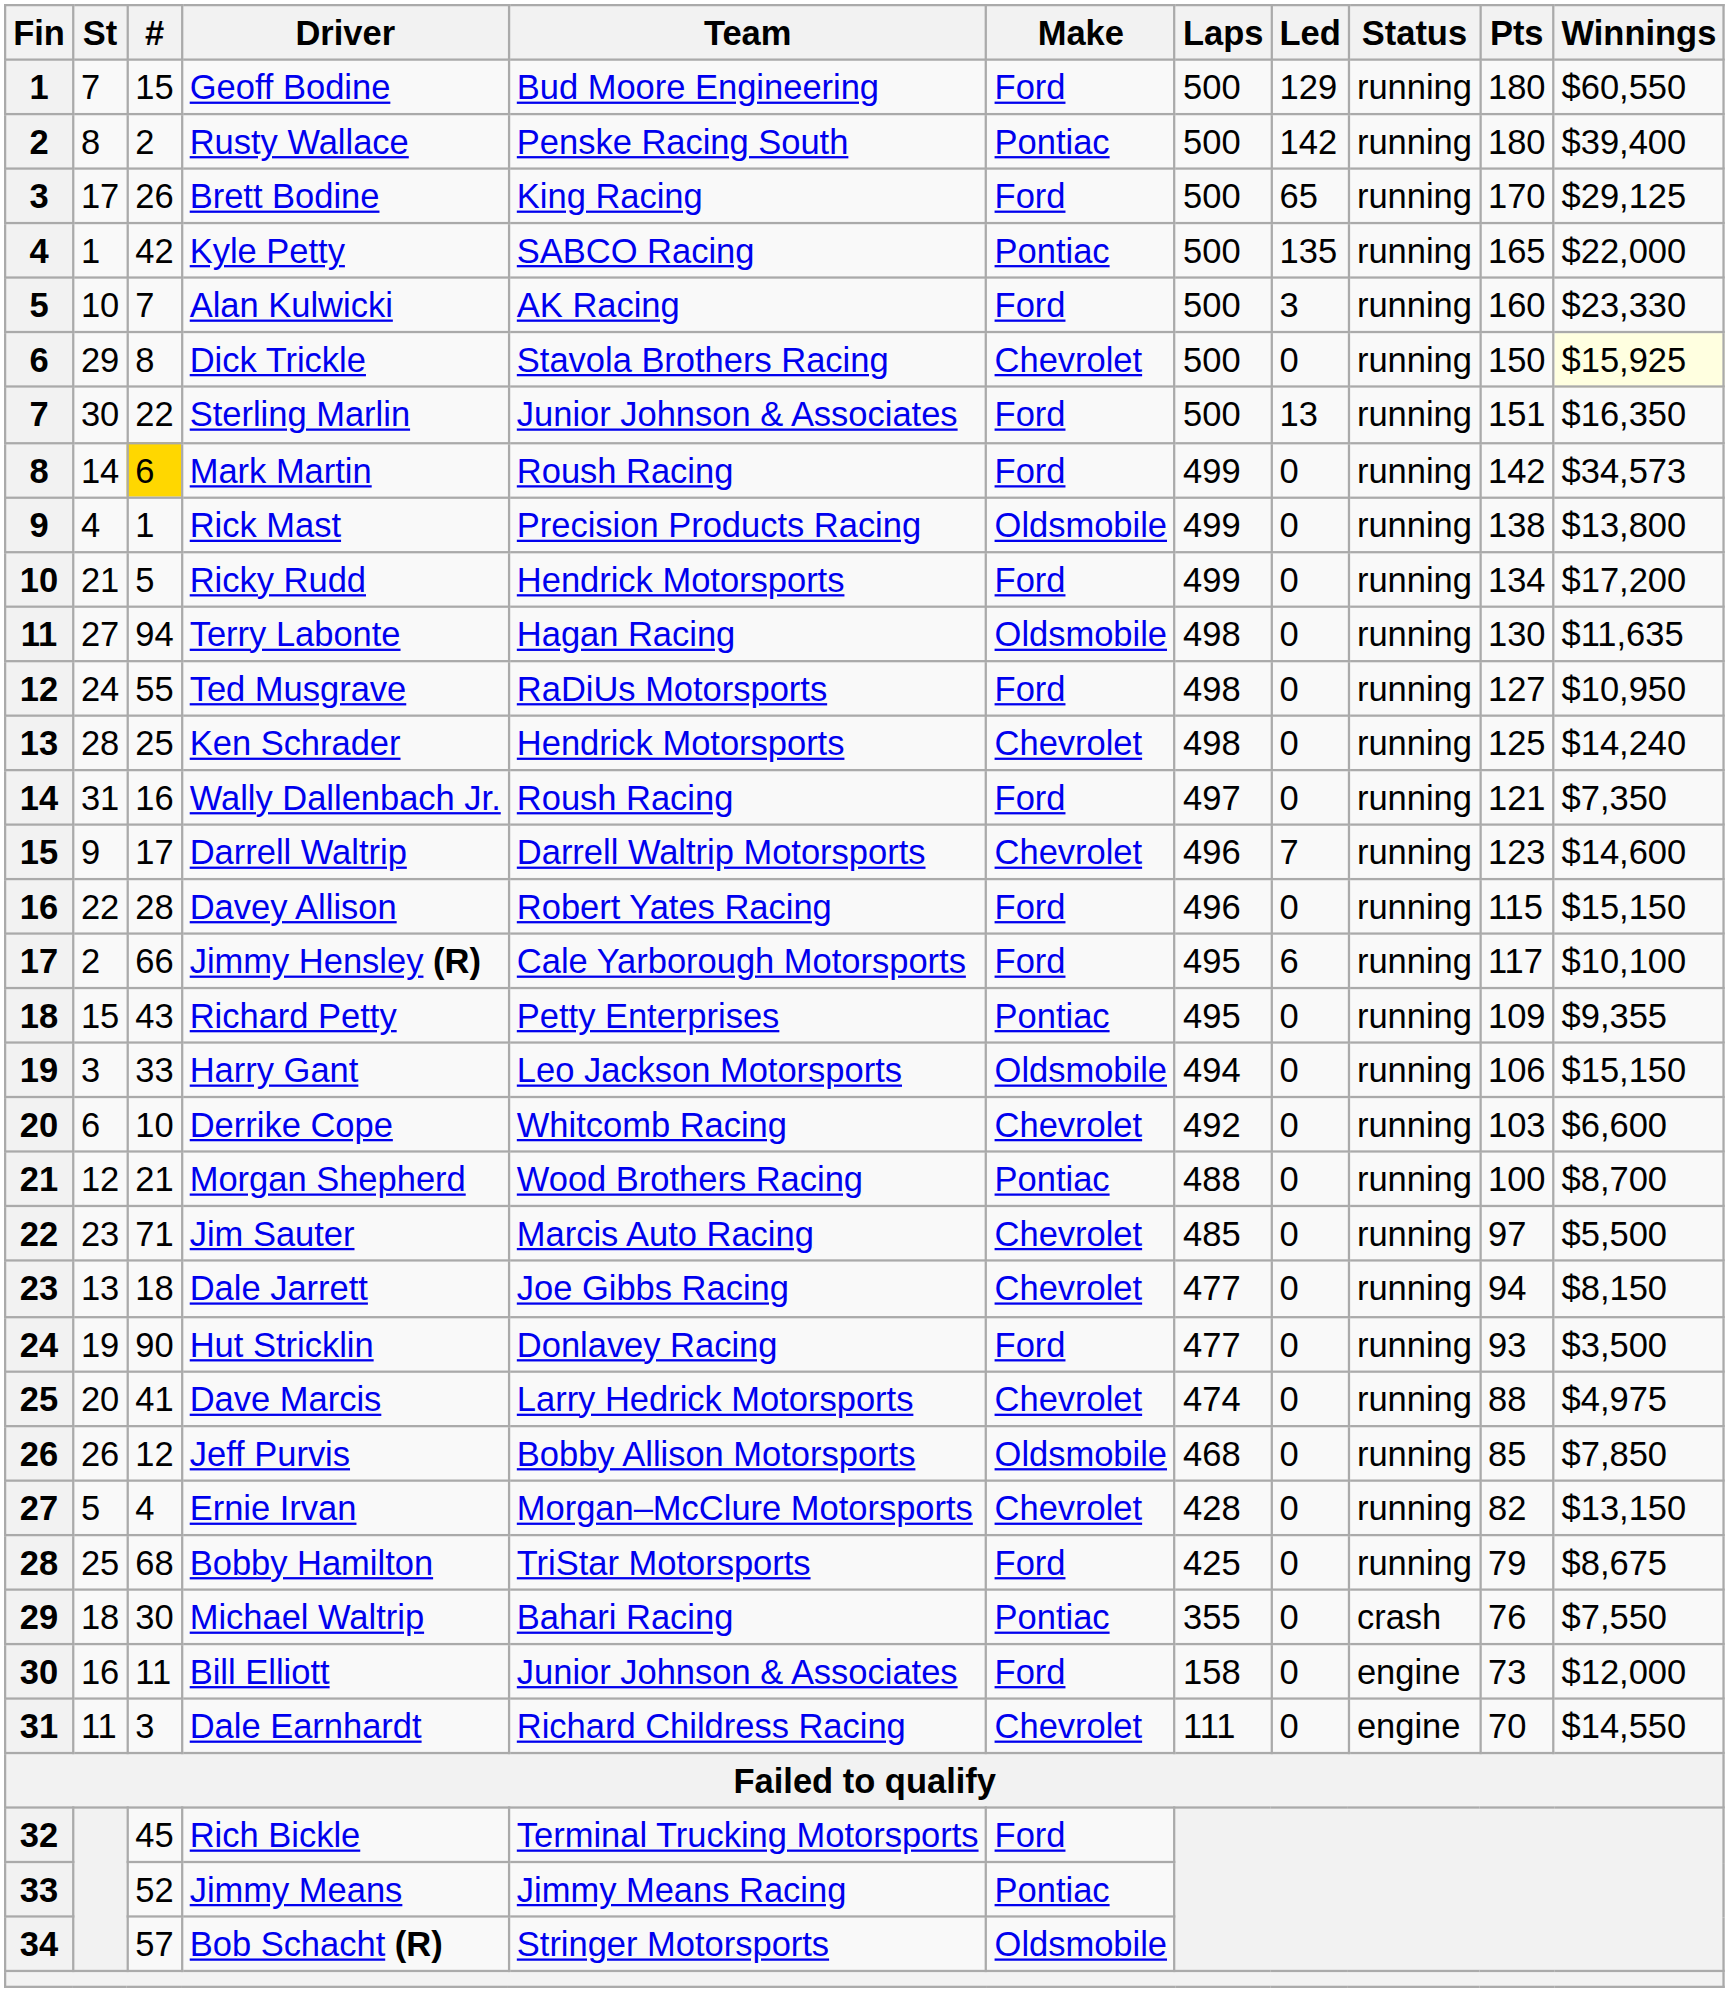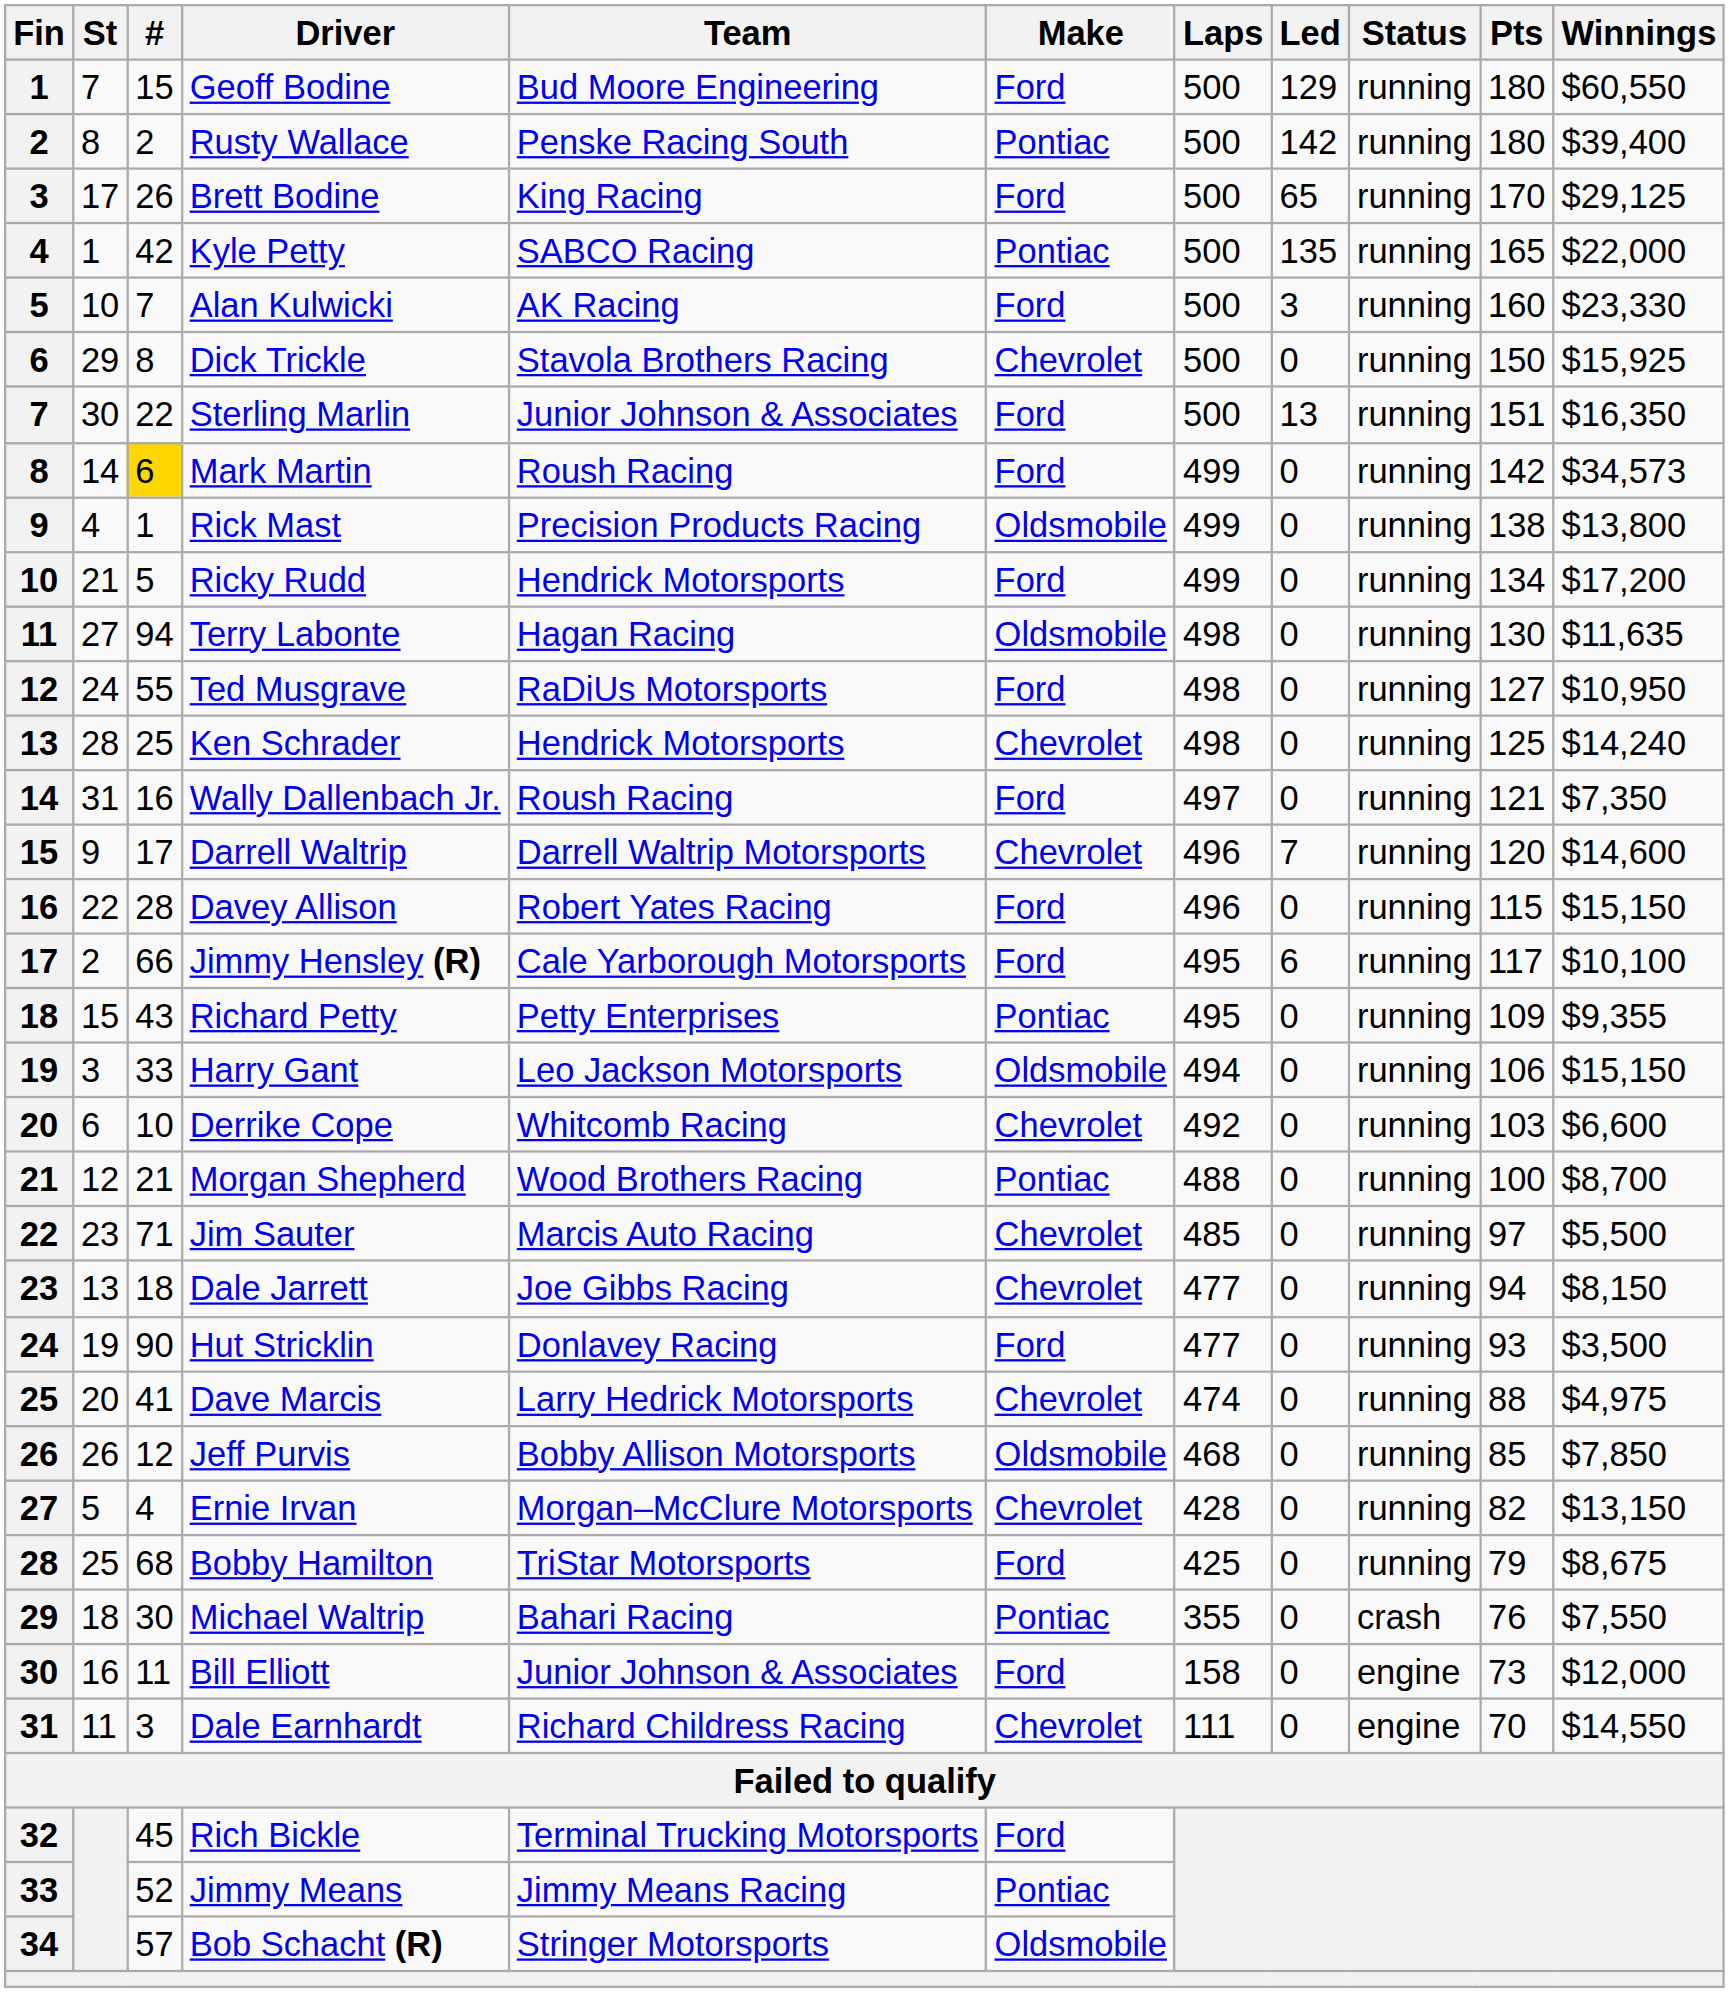(1624, 360) lightyellow background -> (1624, 360) no background
(1517, 852) 123 -> (1517, 852) 120
